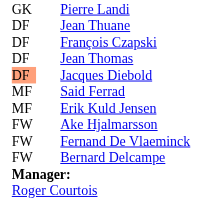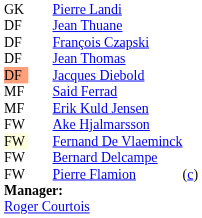(22, 141) no background -> (15, 141) lightyellow background
+ row: (94, 174)
